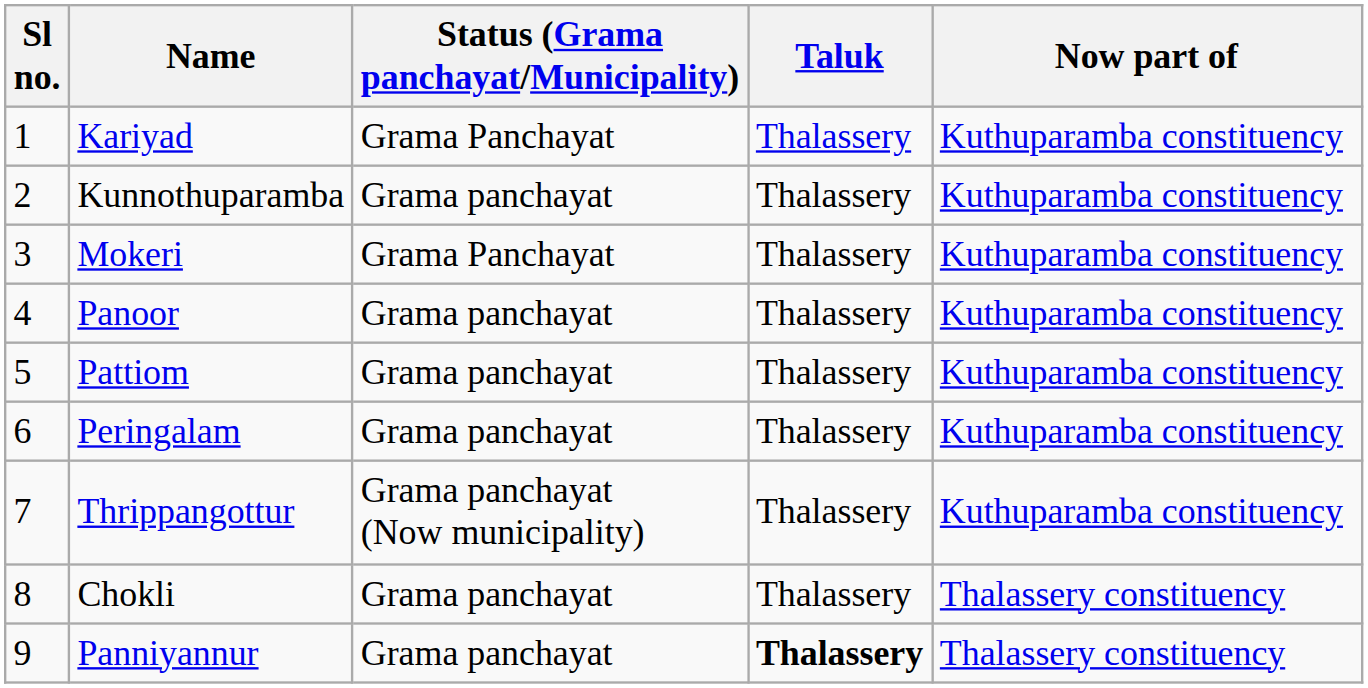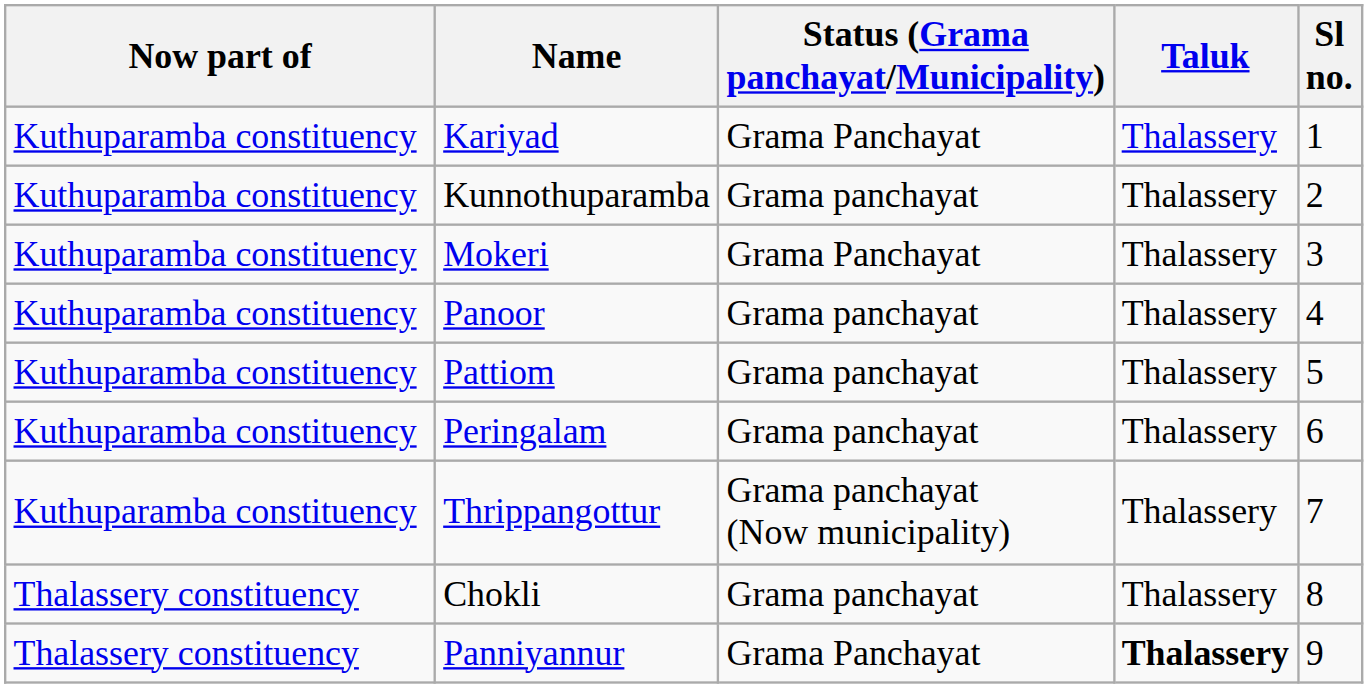columns swapped: (37, 55) <-> (1146, 55)
(487, 651) Grama panchayat -> (853, 651) Grama Panchayat
